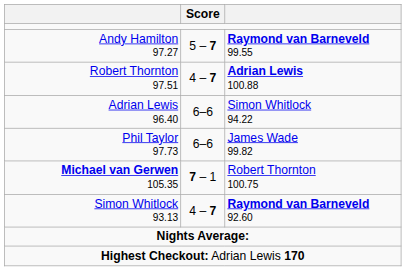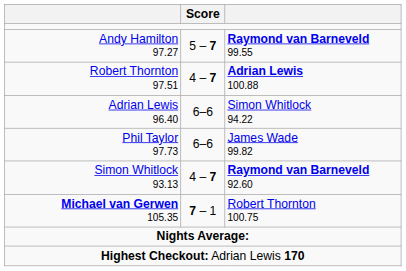rows swapped: (120, 177) <-> (136, 210)
